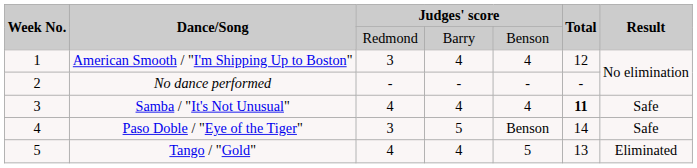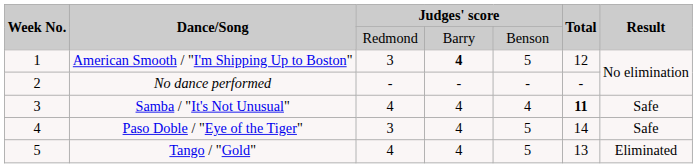(459, 60) normal -> (459, 60) bold
(528, 60) 4 -> (528, 60) 5
(459, 128) 5 -> (459, 128) 4
(528, 128) Benson -> (528, 128) 5
